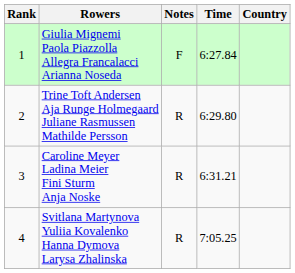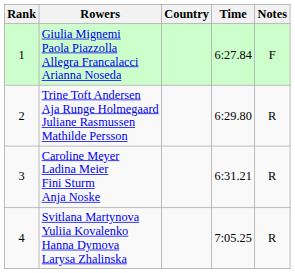columns swapped: (265, 14) <-> (179, 14)
